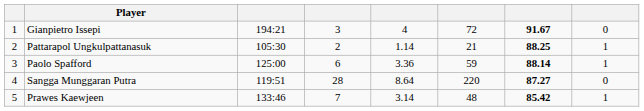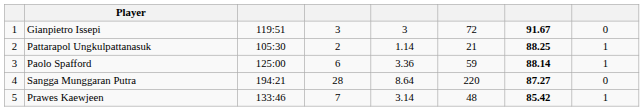(271, 30) 194:21 -> (271, 30) 119:51
(405, 30) 4 -> (405, 30) 3
(271, 81) 119:51 -> (271, 81) 194:21
